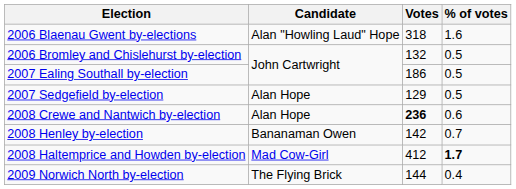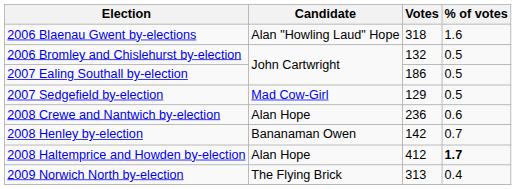(281, 94) Alan Hope -> (290, 94) Mad Cow-Girl
(416, 114) bold -> (416, 114) normal
(290, 154) Mad Cow-Girl -> (281, 154) Alan Hope
(416, 174) 144 -> (416, 174) 313
